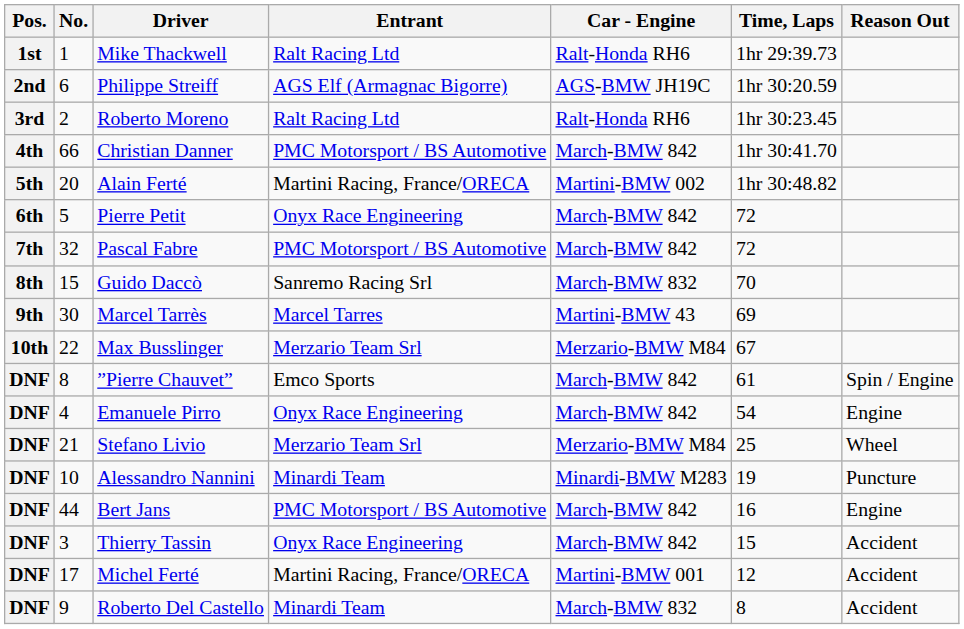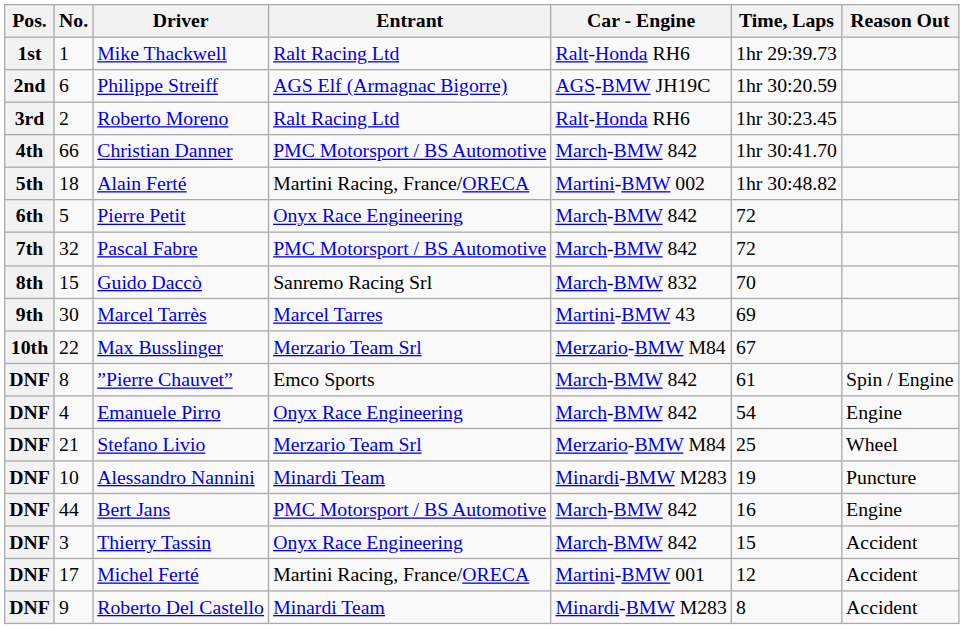(69, 183) 20 -> (69, 183) 18
(626, 607) March-BMW 832 -> (641, 607) Minardi-BMW M283
